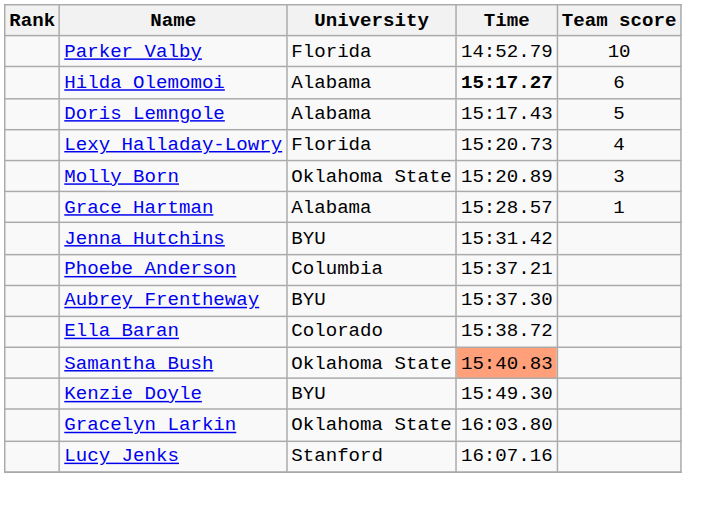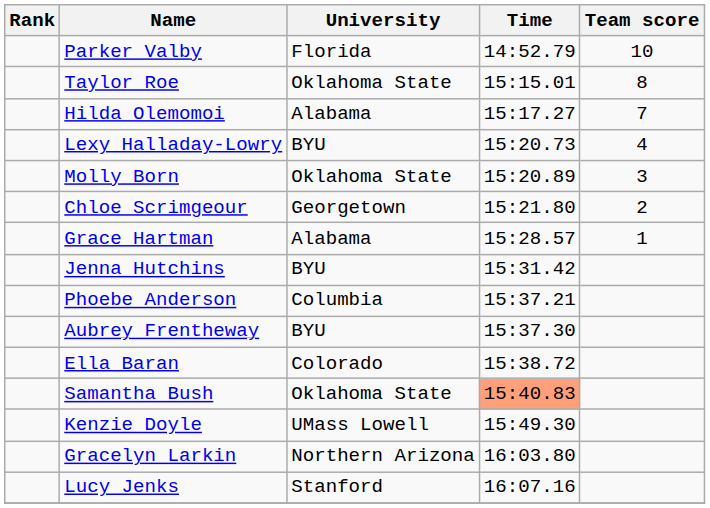+ row: (122, 83)
(507, 83) bold -> (530, 114) normal
(619, 83) 6 -> (642, 114) 7
- row: (145, 114)
(331, 145) Florida -> (308, 145) BYU
+ row: (156, 207)
(308, 394) BYU -> (360, 425) UMass Lowell
(372, 425) Oklahoma State -> (383, 456) Northern Arizona
